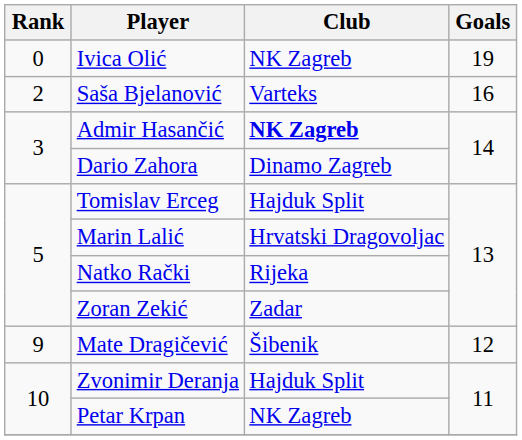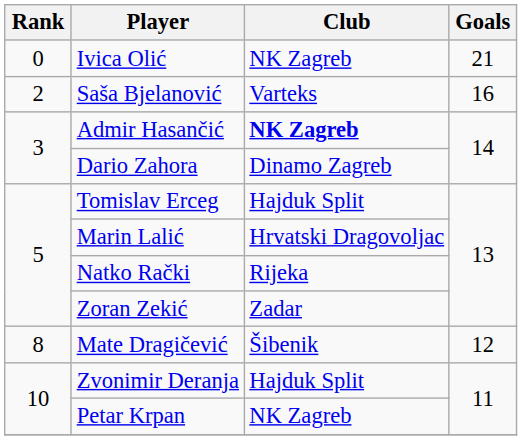(483, 58) 19 -> (483, 58) 21
(38, 344) 9 -> (38, 344) 8
